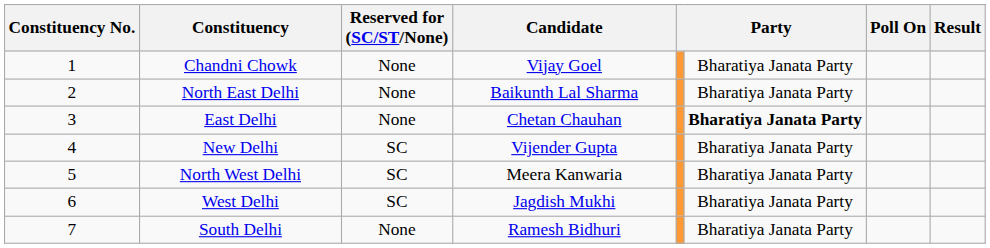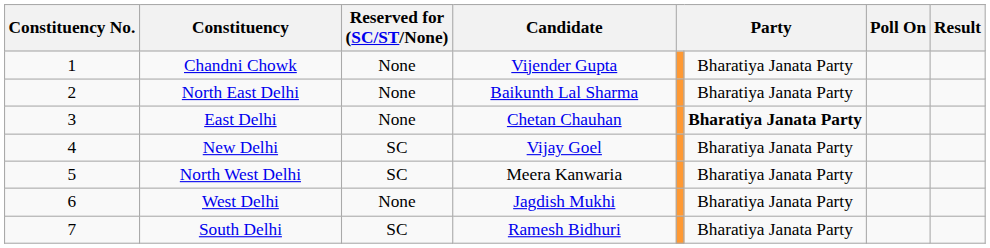(564, 65) Vijay Goel -> (564, 65) Vijender Gupta
(564, 147) Vijender Gupta -> (564, 147) Vijay Goel
(397, 202) SC -> (397, 202) None
(397, 229) None -> (397, 229) SC
